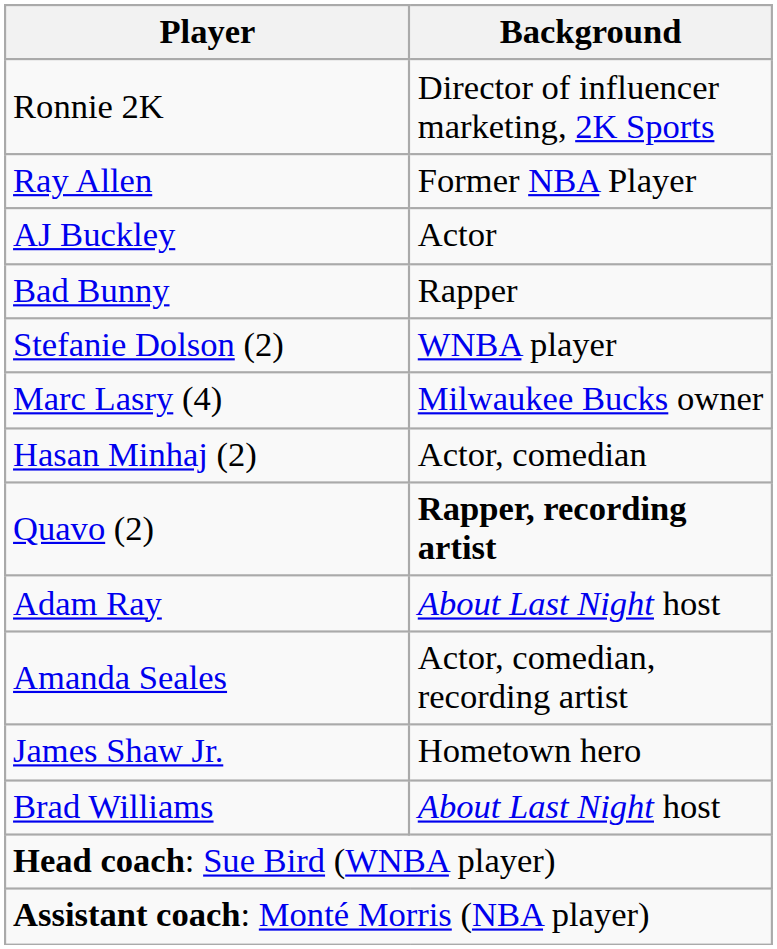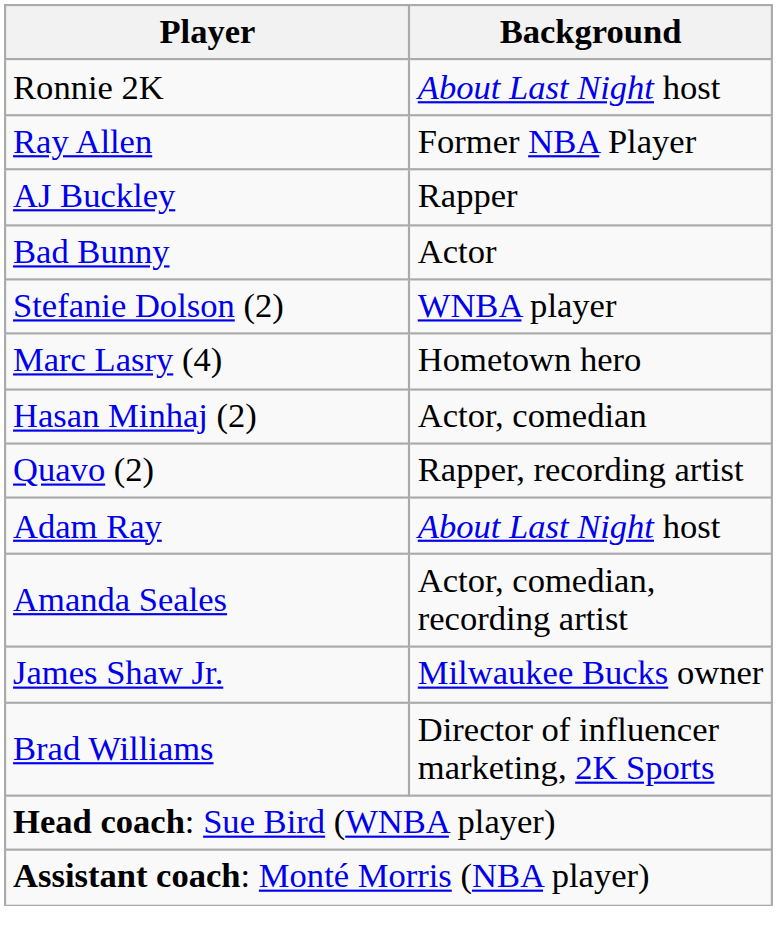(568, 106) Director of influencer marketing, 2K Sports -> (569, 86) About Last Night host
(457, 235) Actor -> (468, 196) Rapper
(468, 290) Rapper -> (457, 251) Actor
(591, 399) Milwaukee Bucks owner -> (530, 360) Hometown hero
(552, 528) bold -> (581, 470) normal
(530, 751) Hometown hero -> (591, 673) Milwaukee Bucks owner
(569, 806) About Last Night host -> (568, 747) Director of influencer marketing, 2K Sports
